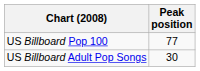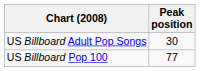rows swapped: (77, 58) <-> (57, 41)
